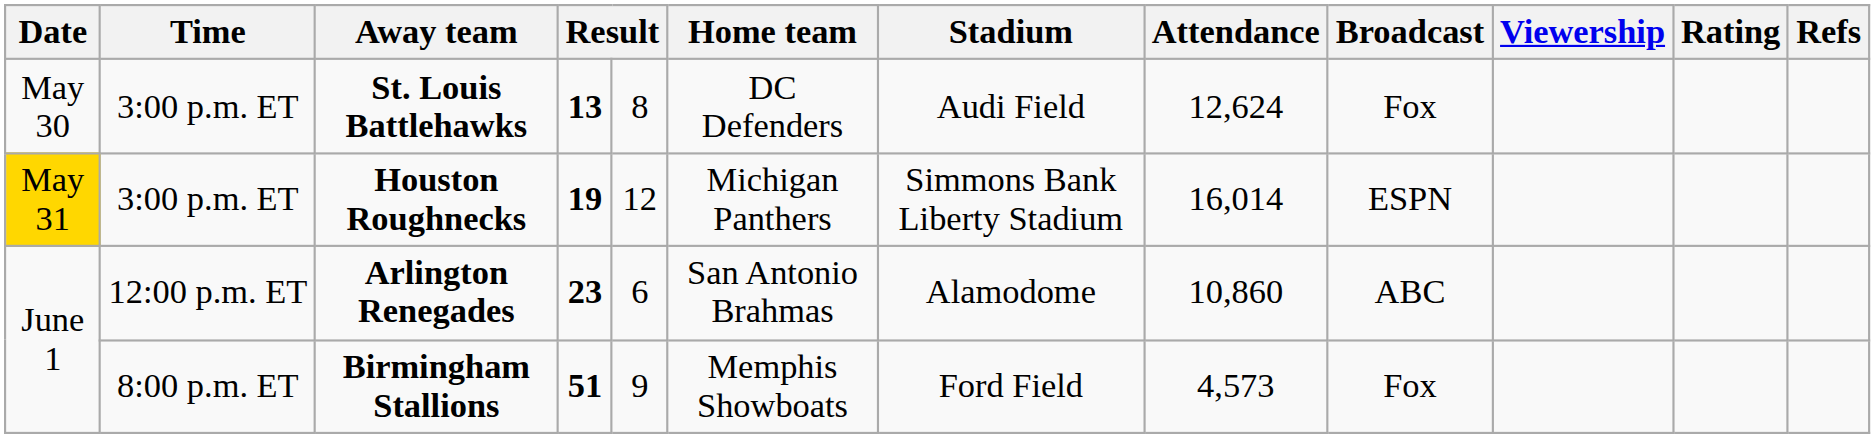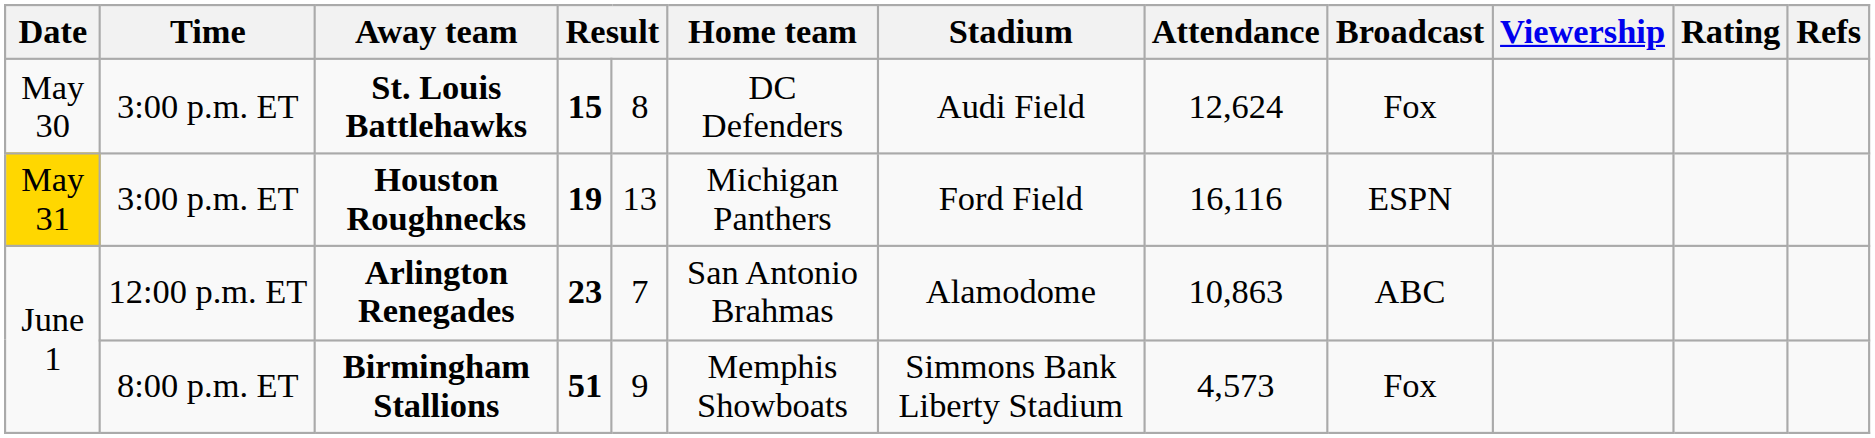(585, 105) 13 -> (585, 105) 15
(640, 198) 12 -> (640, 198) 13
(1011, 198) Simmons Bank Liberty Stadium -> (1011, 198) Ford Field
(1236, 198) 16,014 -> (1236, 198) 16,116
(640, 292) 6 -> (640, 292) 7
(1236, 292) 10,860 -> (1236, 292) 10,863
(1011, 385) Ford Field -> (1011, 385) Simmons Bank Liberty Stadium
